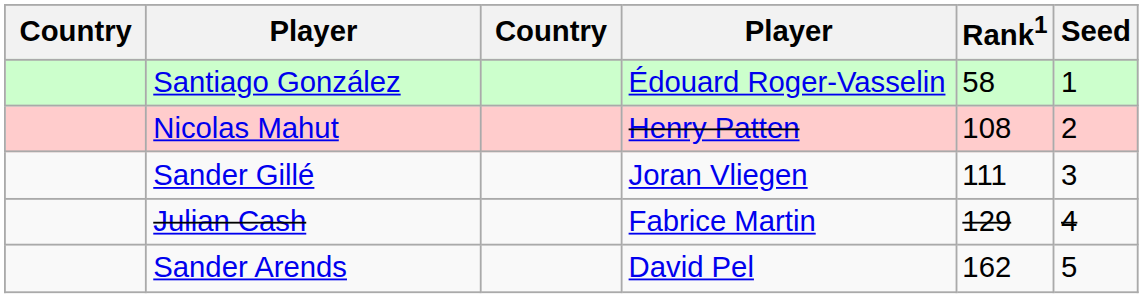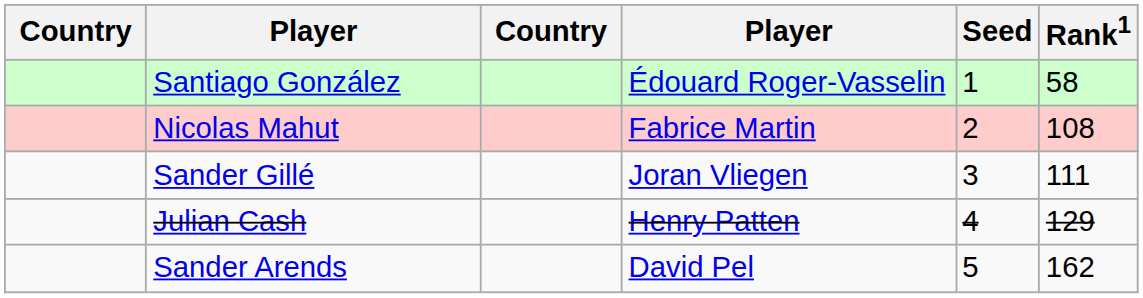columns swapped: (1005, 31) <-> (1096, 31)
(714, 128) Henry Patten -> (722, 128) Fabrice Martin
(722, 221) Fabrice Martin -> (714, 221) Henry Patten
